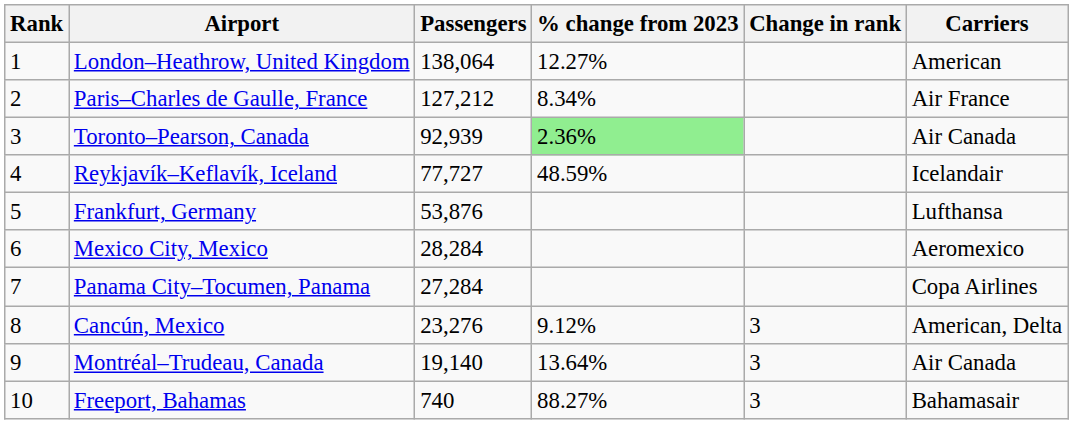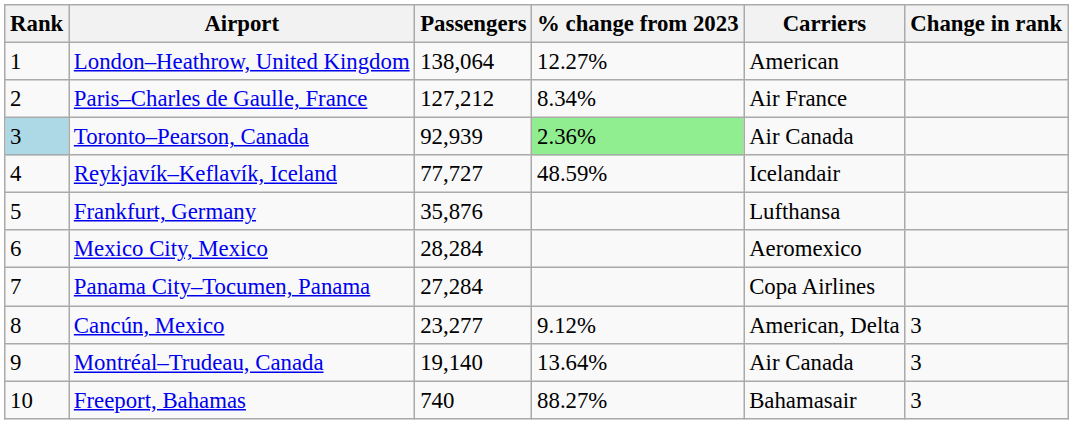columns swapped: (825, 23) <-> (987, 23)
(16, 136) no background -> (16, 136) lightblue background
(452, 211) 53,876 -> (452, 211) 35,876
(452, 324) 23,276 -> (452, 324) 23,277
